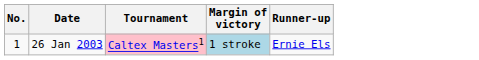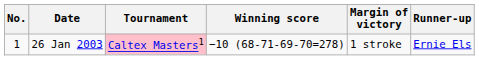+ column: (277, 20)
(235, 45) lightblue background -> (376, 45) no background
